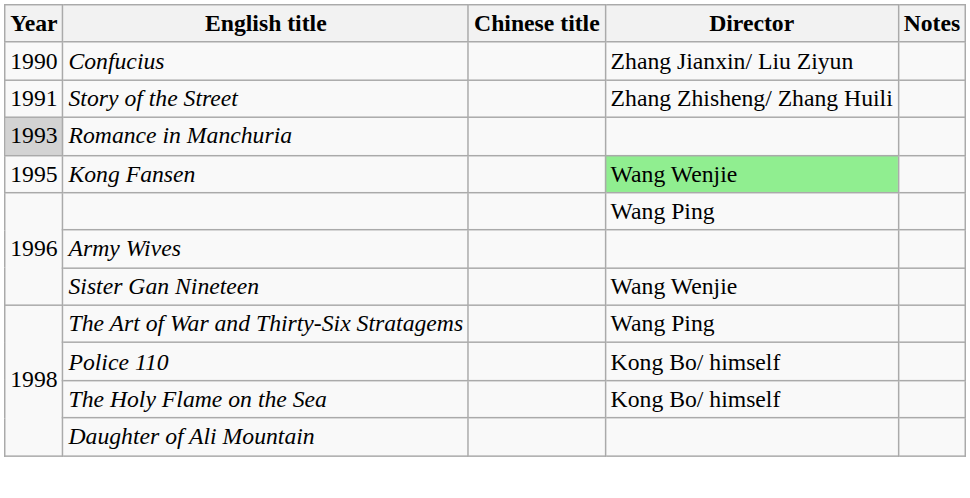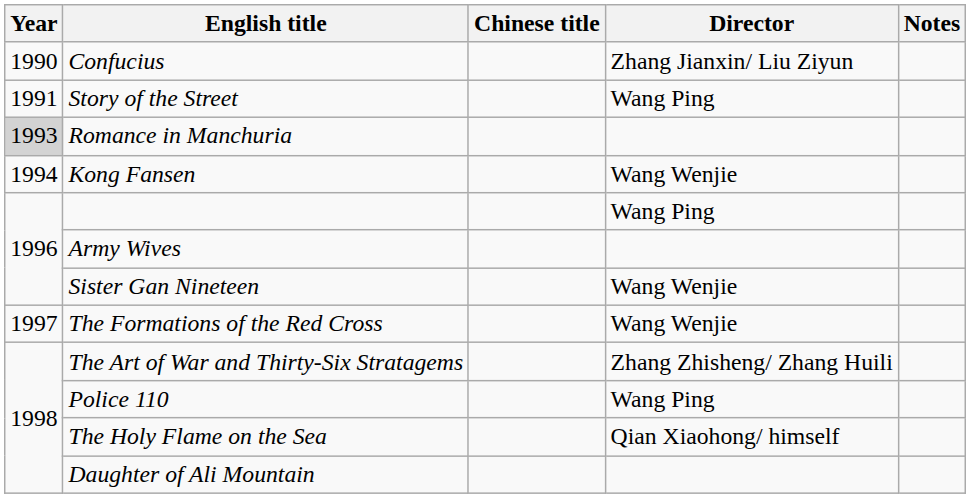(752, 98) Zhang Zhisheng/ Zhang Huili -> (663, 98) Wang Ping
(34, 173) 1995 -> (34, 173) 1994
(674, 173) lightgreen background -> (674, 173) no background
+ row: (226, 323)
(663, 323) Wang Ping -> (752, 361) Zhang Zhisheng/ Zhang Huili
(695, 361) Kong Bo/ himself -> (663, 398) Wang Ping
(695, 398) Kong Bo/ himself -> (725, 436) Qian Xiaohong/ himself
